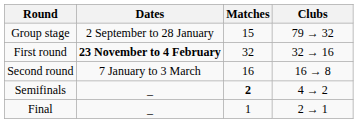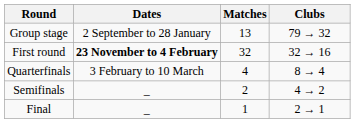(248, 33) 15 -> (245, 33) 13
- row: (40, 71)
+ row: (39, 71)
(248, 90) bold -> (245, 90) normal
